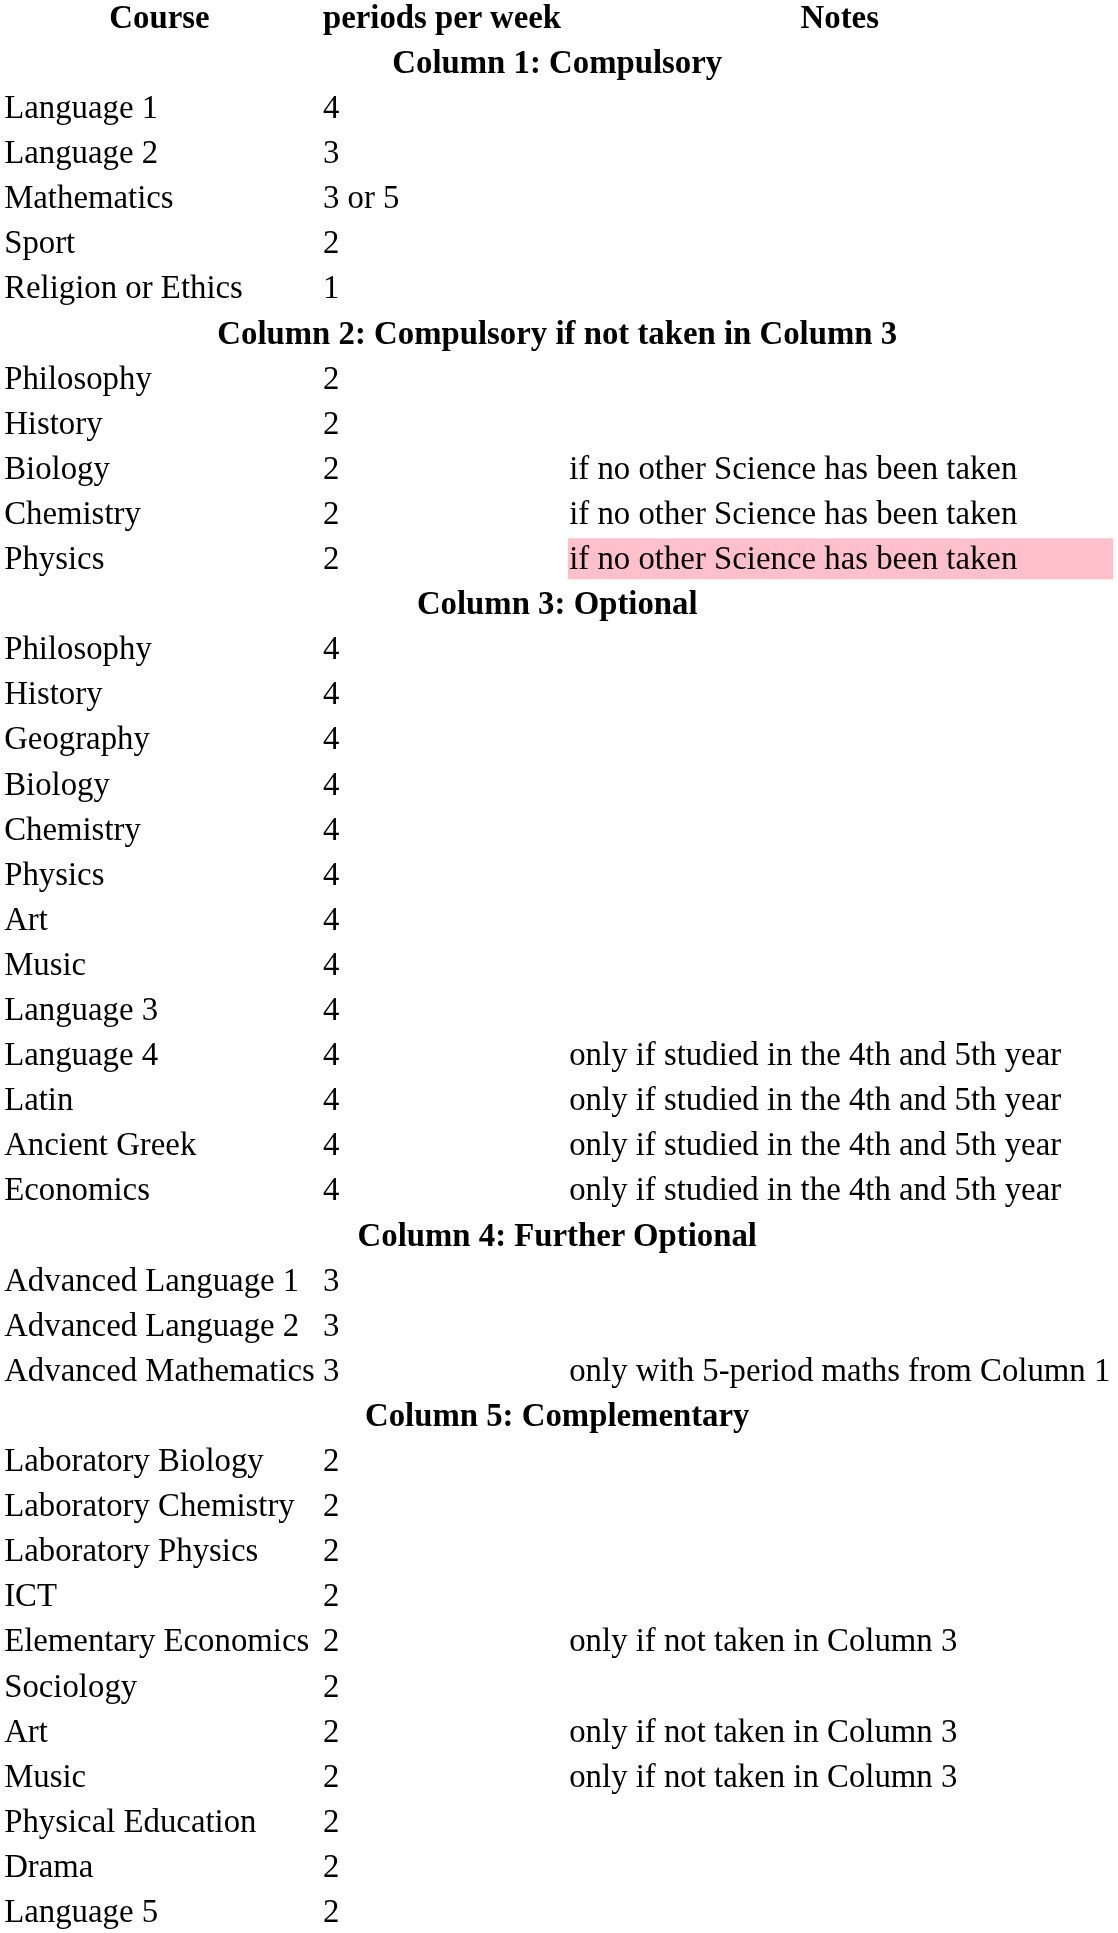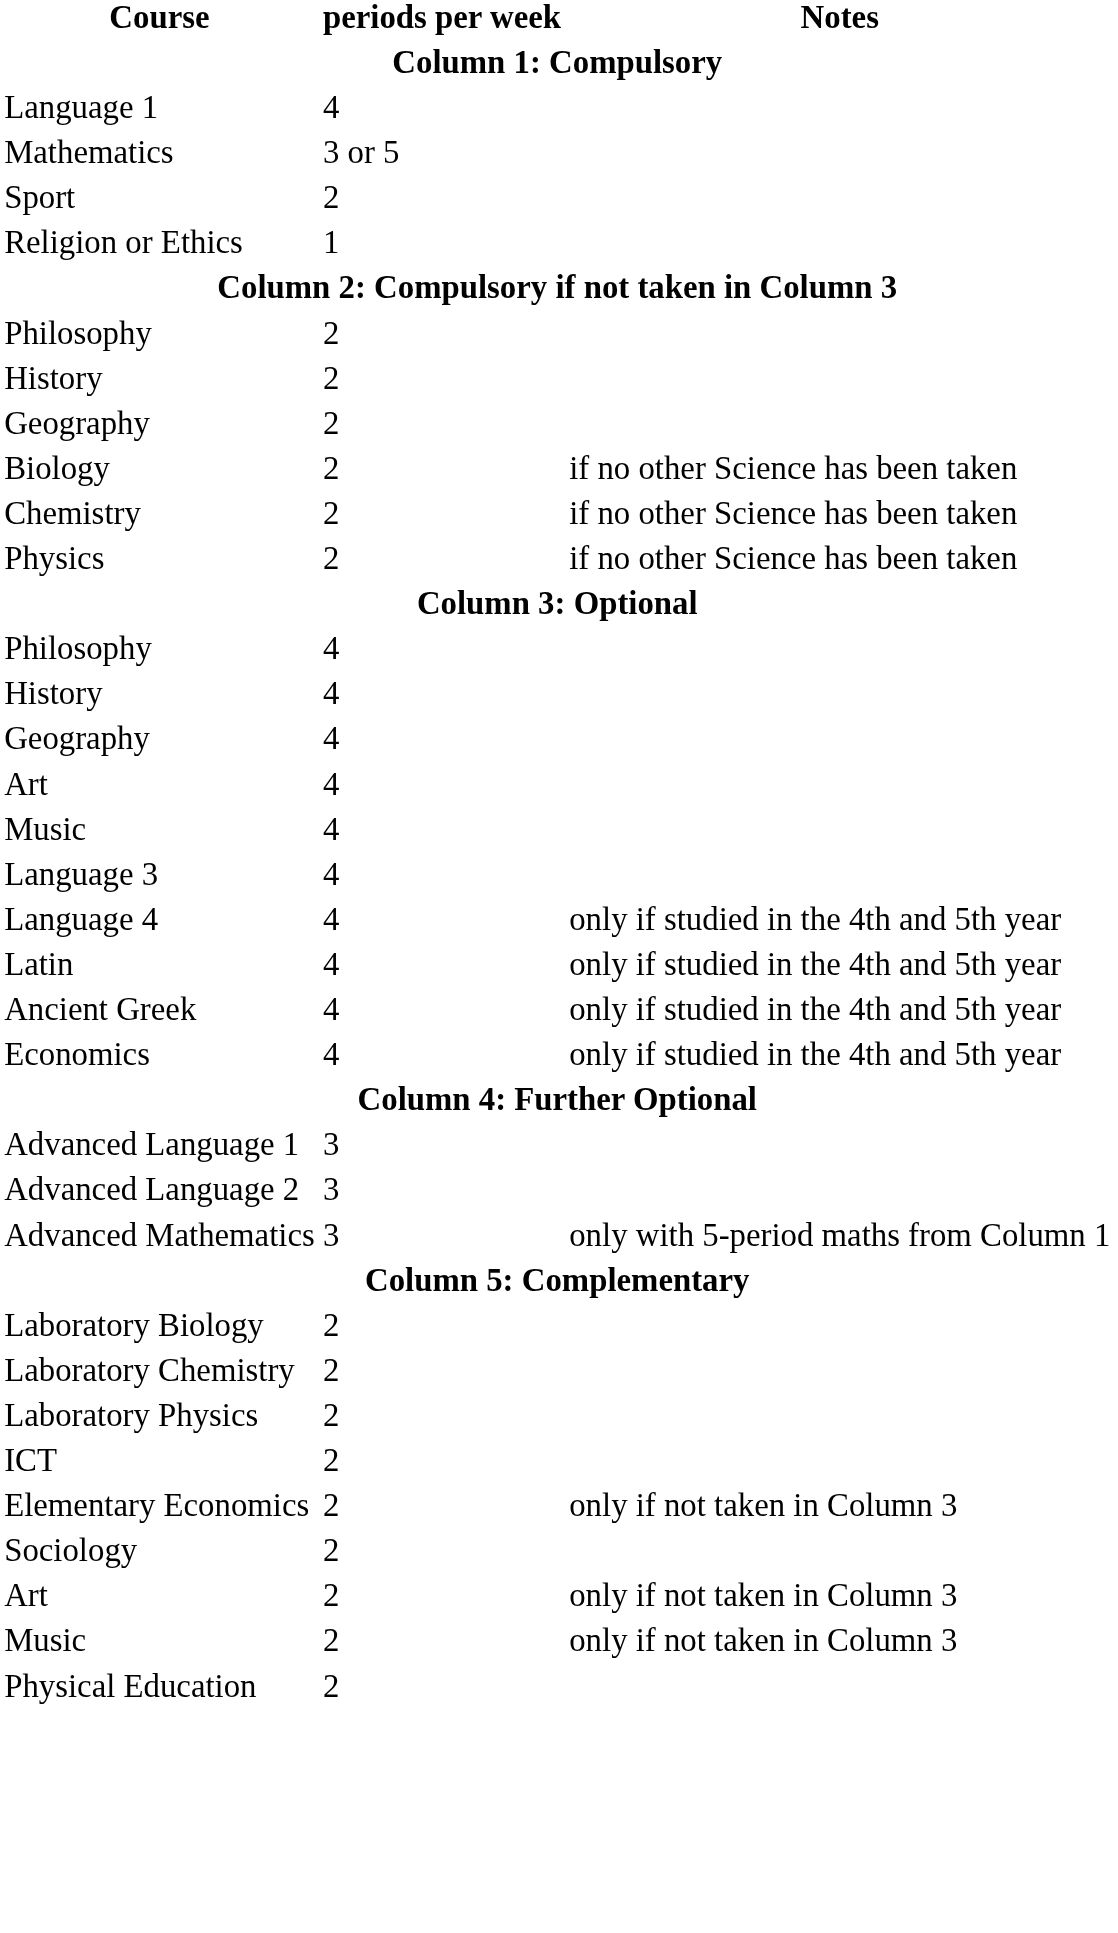- row: (81, 152)
+ row: (77, 422)
(793, 558) pink background -> (793, 558) no background
- row: (57, 783)
- row: (72, 828)
- row: (54, 873)
- row: (49, 1866)
- row: (81, 1911)
